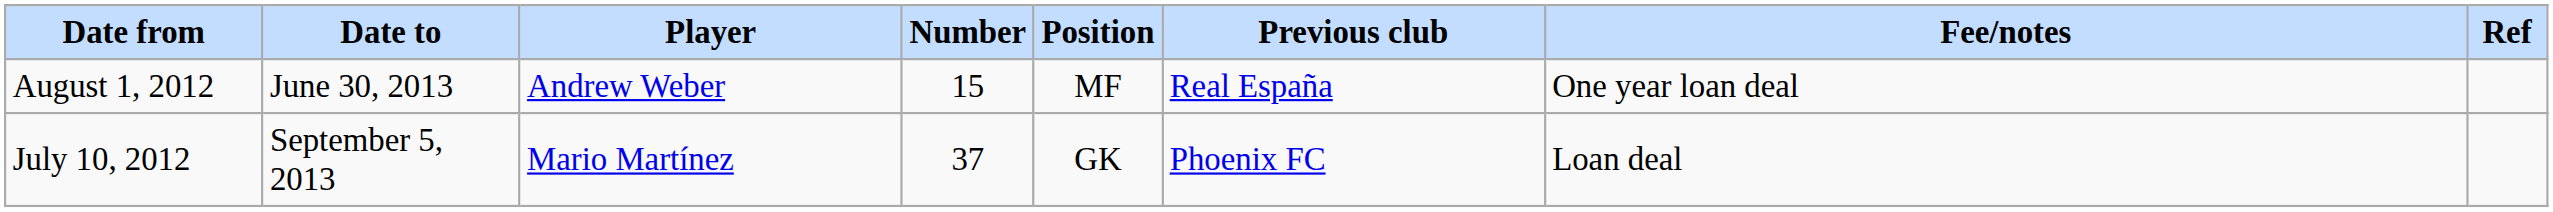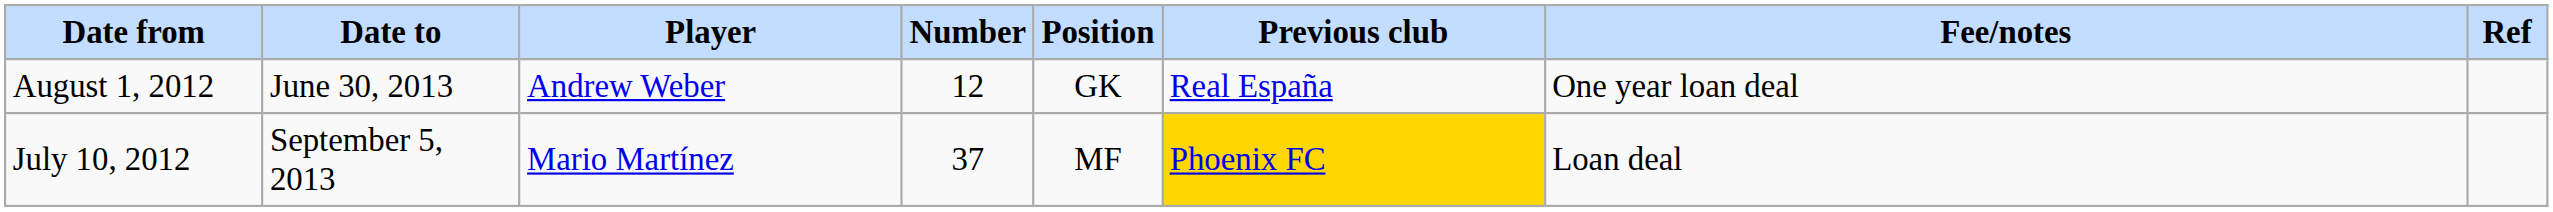(968, 85) 15 -> (968, 85) 12
(1098, 85) MF -> (1098, 85) GK
(1098, 159) GK -> (1098, 159) MF
(1248, 159) no background -> (1248, 159) gold background
